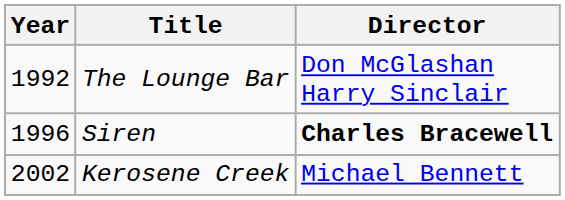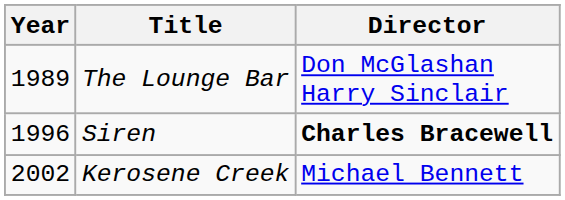(40, 80) 1992 -> (40, 80) 1989
